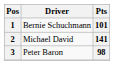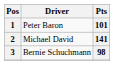(57, 24) Bernie Schuchmann -> (43, 24) Peter Baron
(43, 52) Peter Baron -> (57, 52) Bernie Schuchmann
